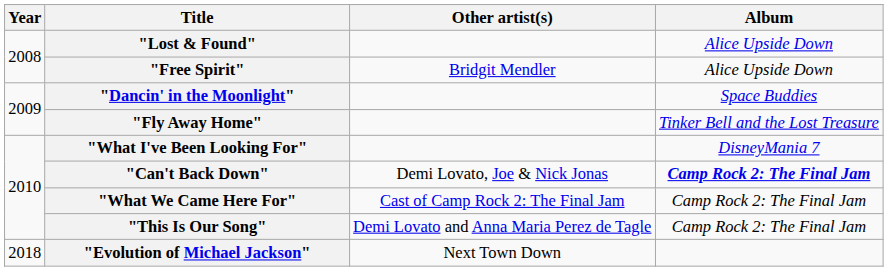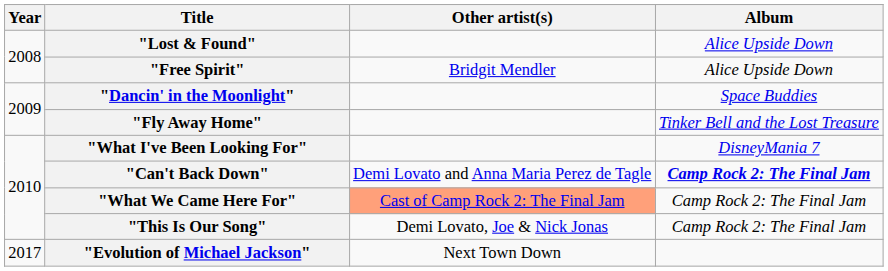(502, 174) Demi Lovato, Joe & Nick Jonas -> (502, 174) Demi Lovato and Anna Maria Perez de Tagle
(502, 200) no background -> (502, 200) lightsalmon background
(502, 226) Demi Lovato and Anna Maria Perez de Tagle -> (502, 226) Demi Lovato, Joe & Nick Jonas
(25, 252) 2018 -> (25, 252) 2017
